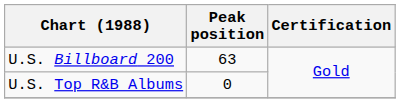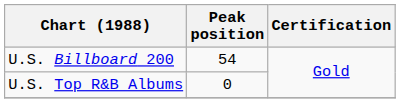(227, 60) 63 -> (227, 60) 54
